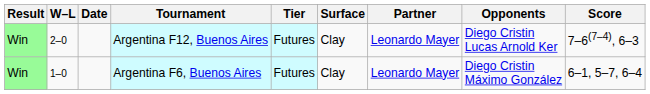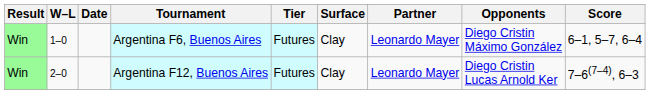rows swapped: (187, 73) <-> (191, 40)
